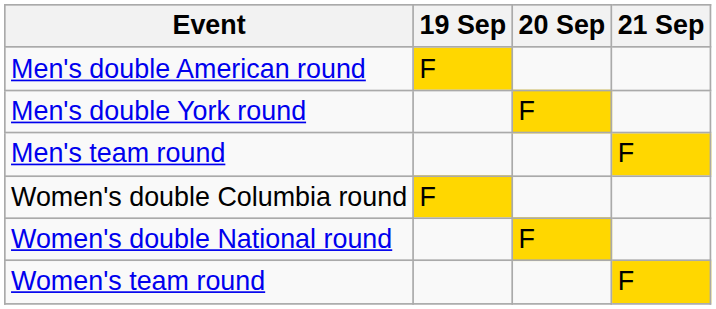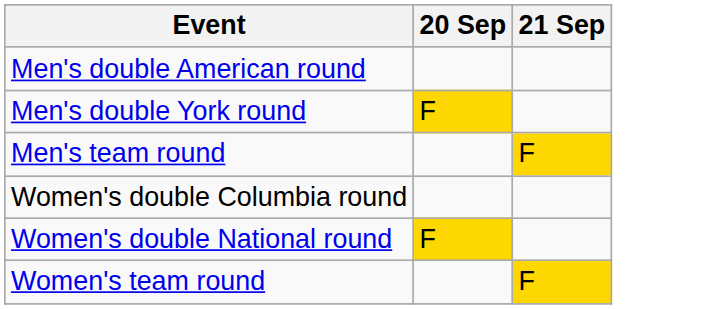- column: (463, 25)
